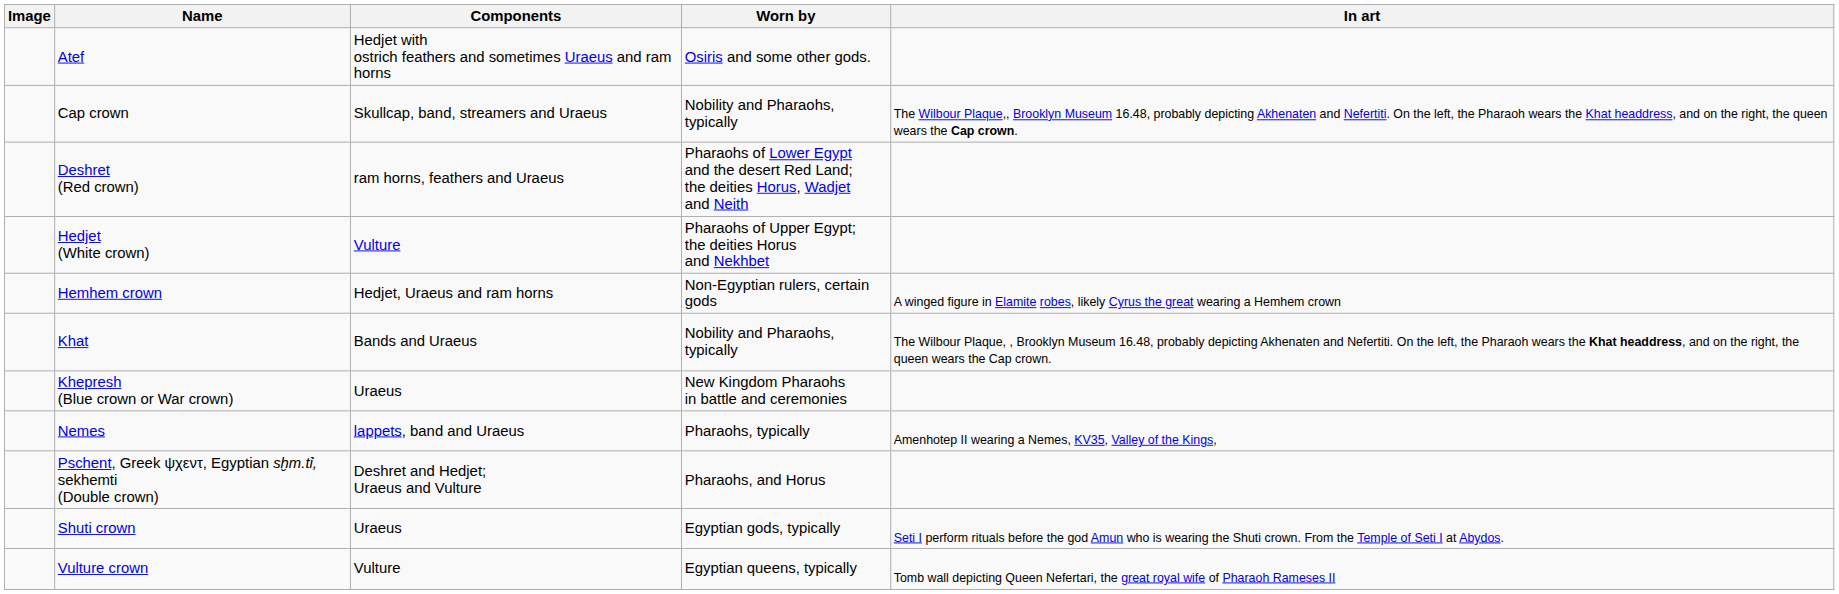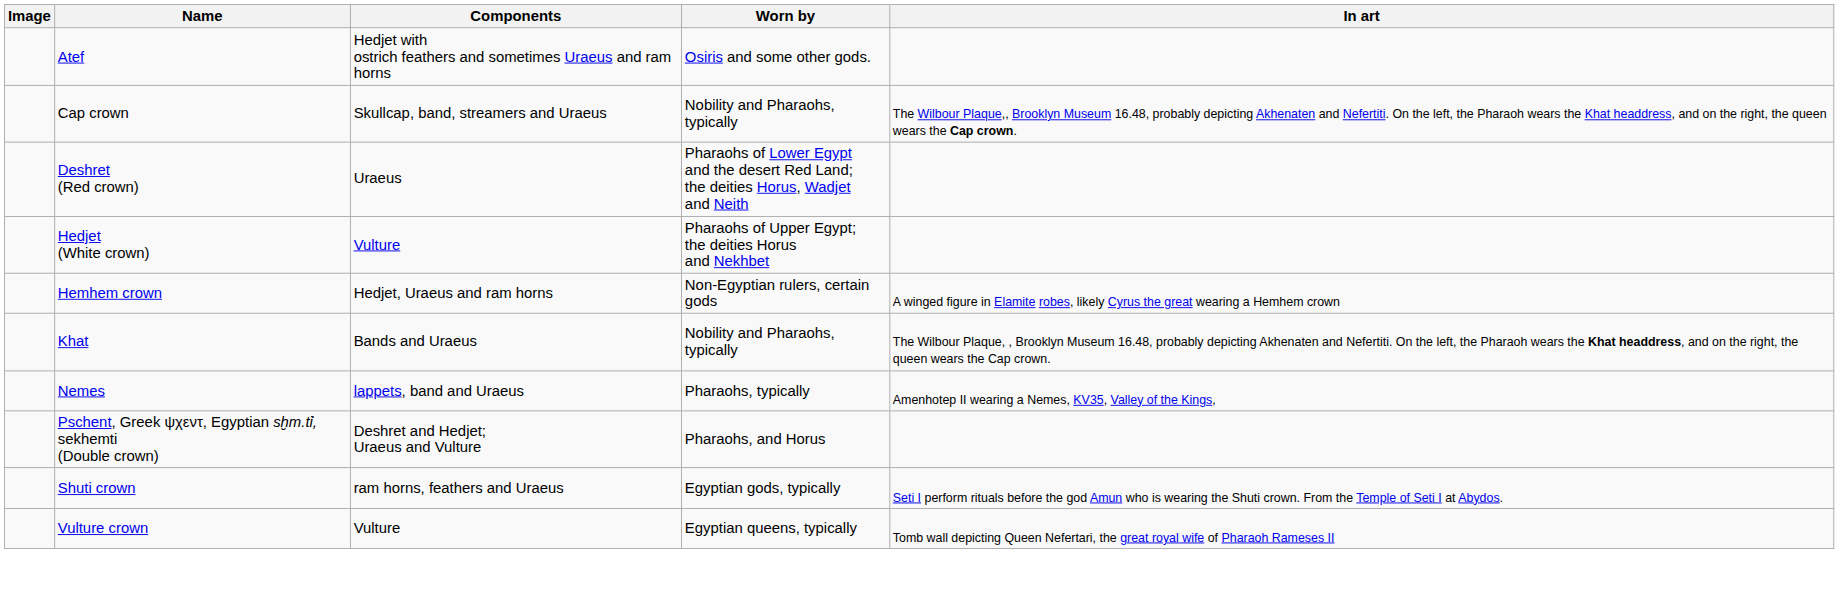(459, 179) ram horns, feathers and Uraeus -> (378, 179) Uraeus
- row: (146, 390)
(378, 528) Uraeus -> (459, 488) ram horns, feathers and Uraeus
